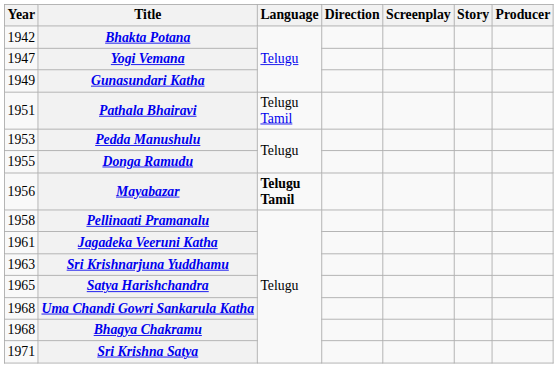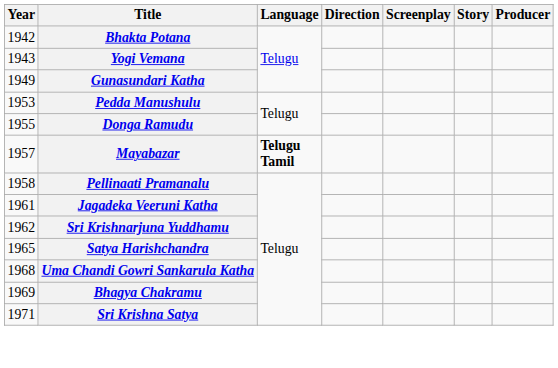(21, 59) 1947 -> (21, 59) 1943
- row: (148, 110)
(21, 191) 1956 -> (21, 154) 1957
(21, 264) 1963 -> (21, 227) 1962
(21, 330) 1968 -> (21, 292) 1969
